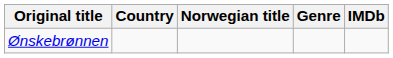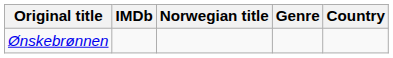columns swapped: (145, 16) <-> (366, 16)
